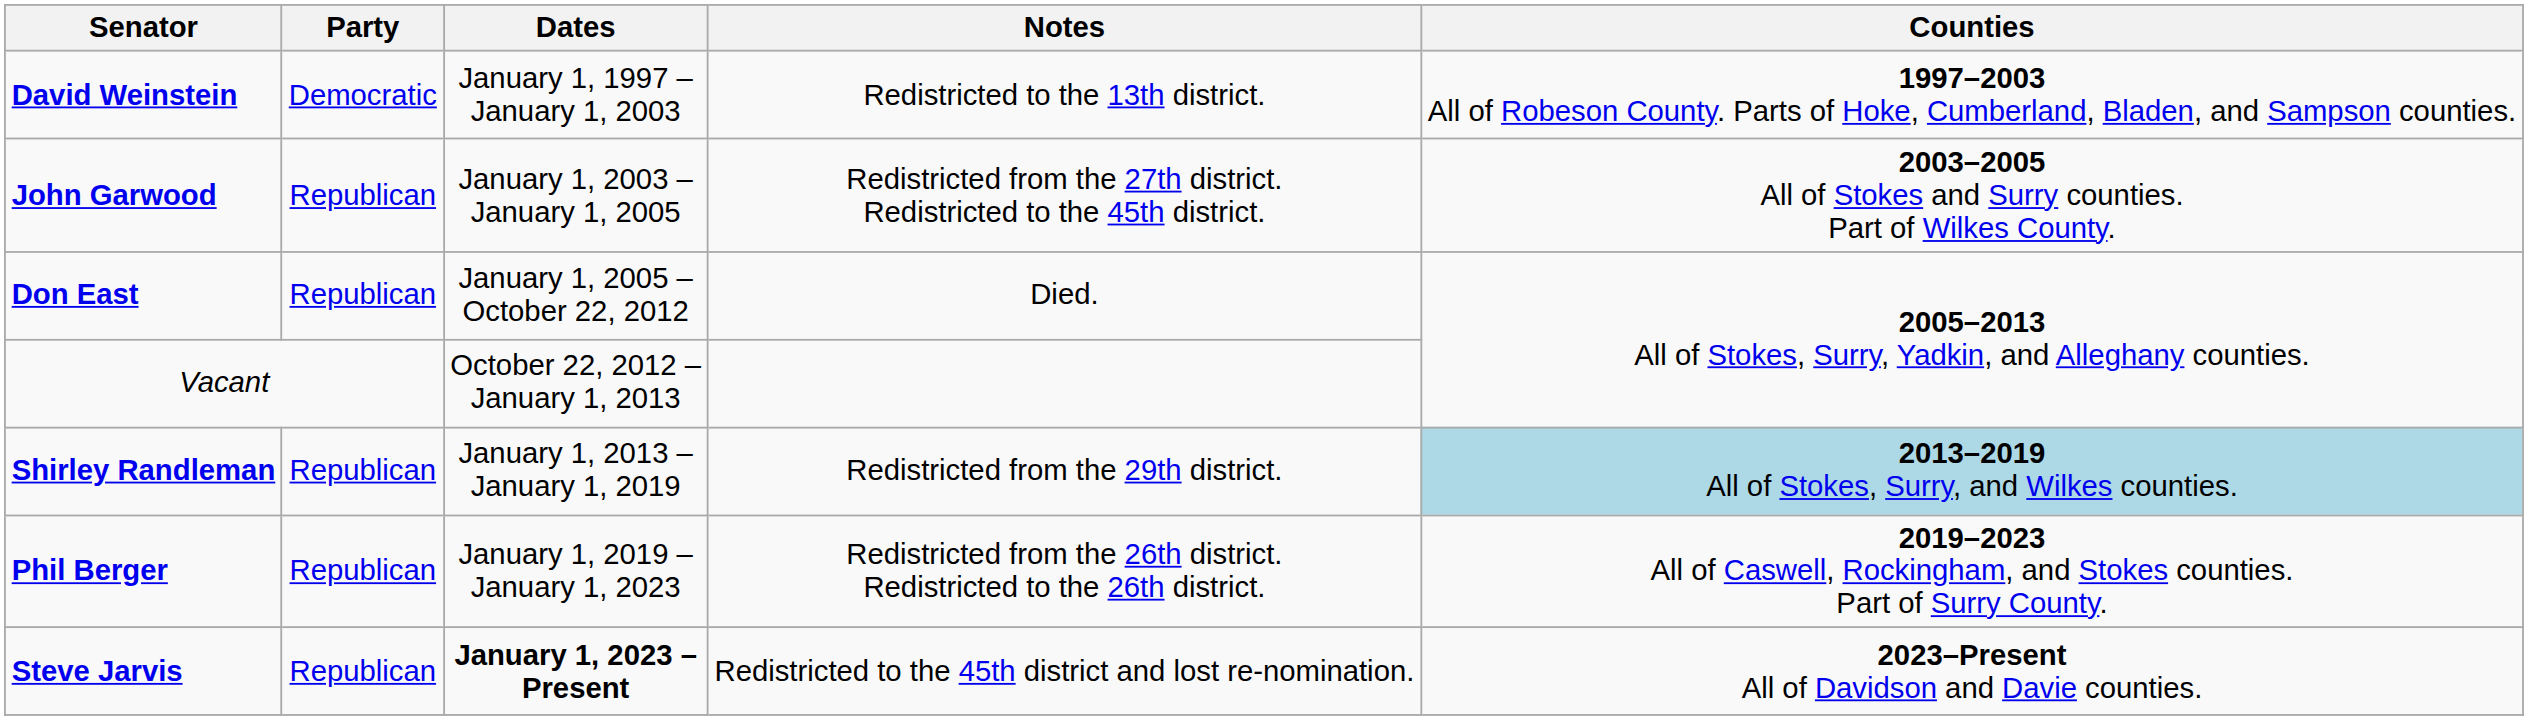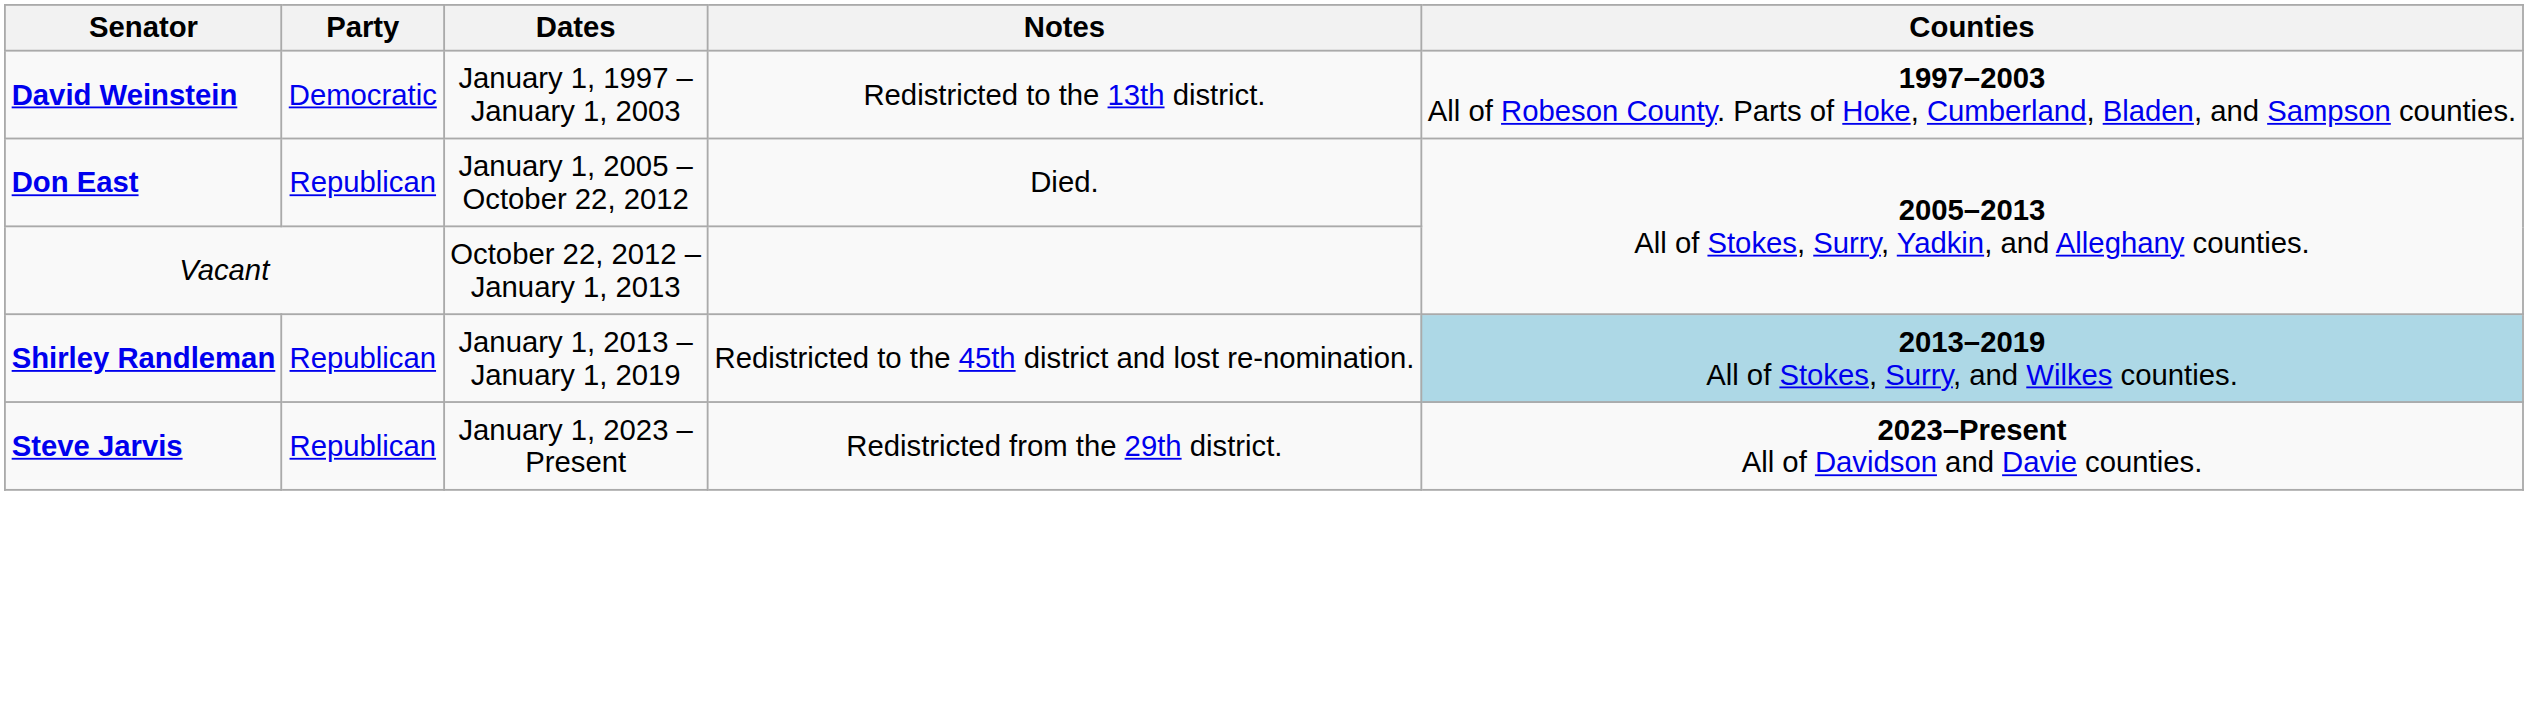- row: (114, 194)
(1064, 470) Redistricted from the 29th district. -> (1064, 358) Redistricted to the 45th district and lost re-nomination.
- row: (90, 570)
(576, 670) bold -> (576, 446) normal
(1064, 670) Redistricted to the 45th district and lost re-nomination. -> (1064, 446) Redistricted from the 29th district.
